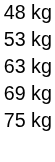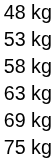+ row: (28, 66)
